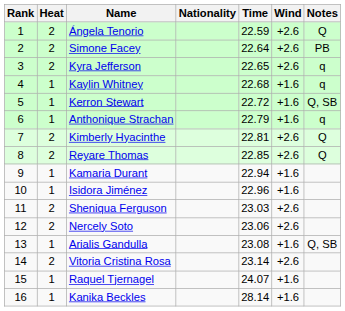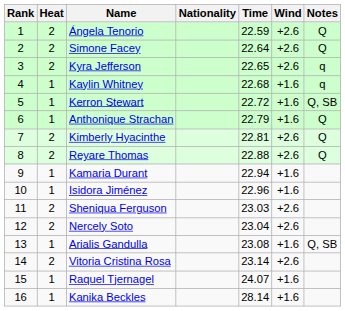(322, 48) PB -> (322, 48) Q
(322, 119) q -> (322, 119) Q
(255, 155) 22.85 -> (255, 155) 22.88
(255, 226) 23.06 -> (255, 226) 23.04
